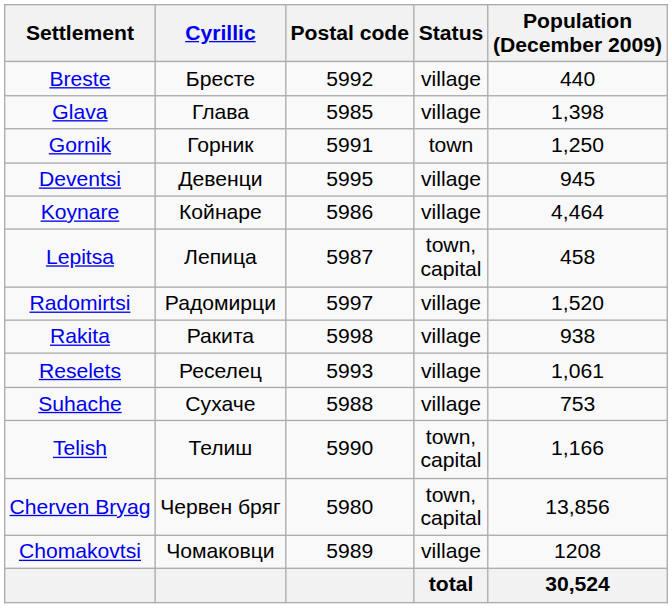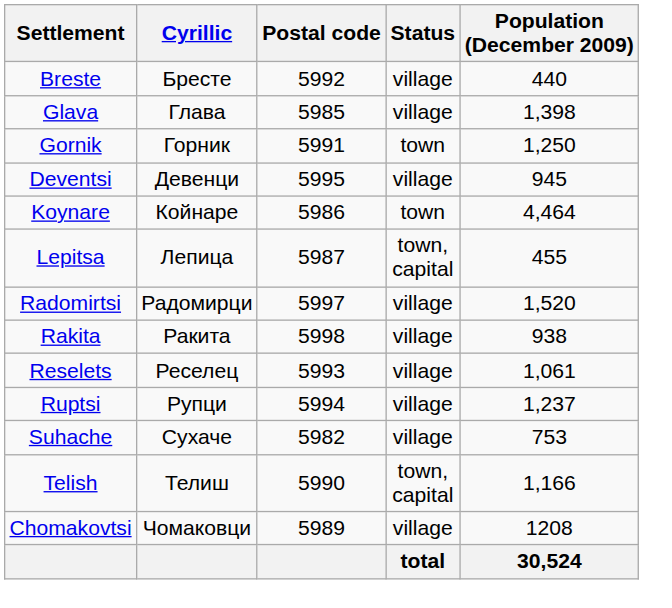(451, 212) village -> (423, 212) town
(578, 257) 458 -> (549, 257) 455
+ row: (71, 403)
(350, 403) 5988 -> (322, 437) 5982
- row: (80, 506)
